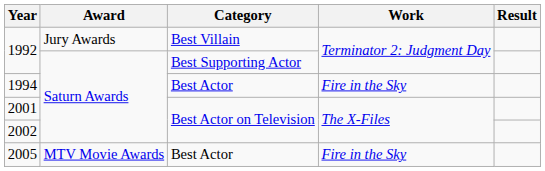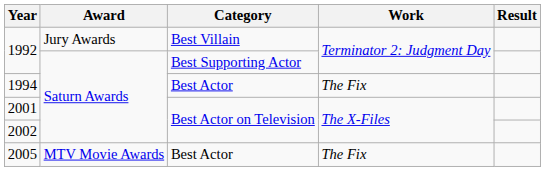(364, 85) Fire in the Sky -> (344, 85) The Fix
(364, 154) Fire in the Sky -> (344, 154) The Fix
